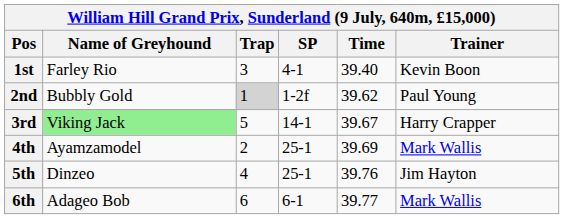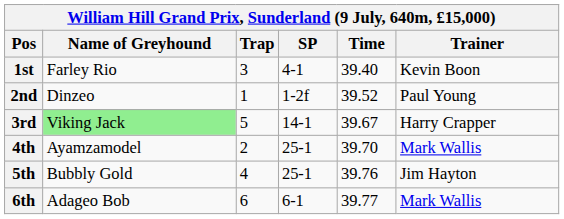(90, 95) Bubbly Gold -> (71, 95) Dinzeo
(244, 95) lightgrey background -> (244, 95) no background
(360, 95) 39.62 -> (360, 95) 39.52
(360, 148) 39.69 -> (360, 148) 39.70
(71, 174) Dinzeo -> (90, 174) Bubbly Gold
